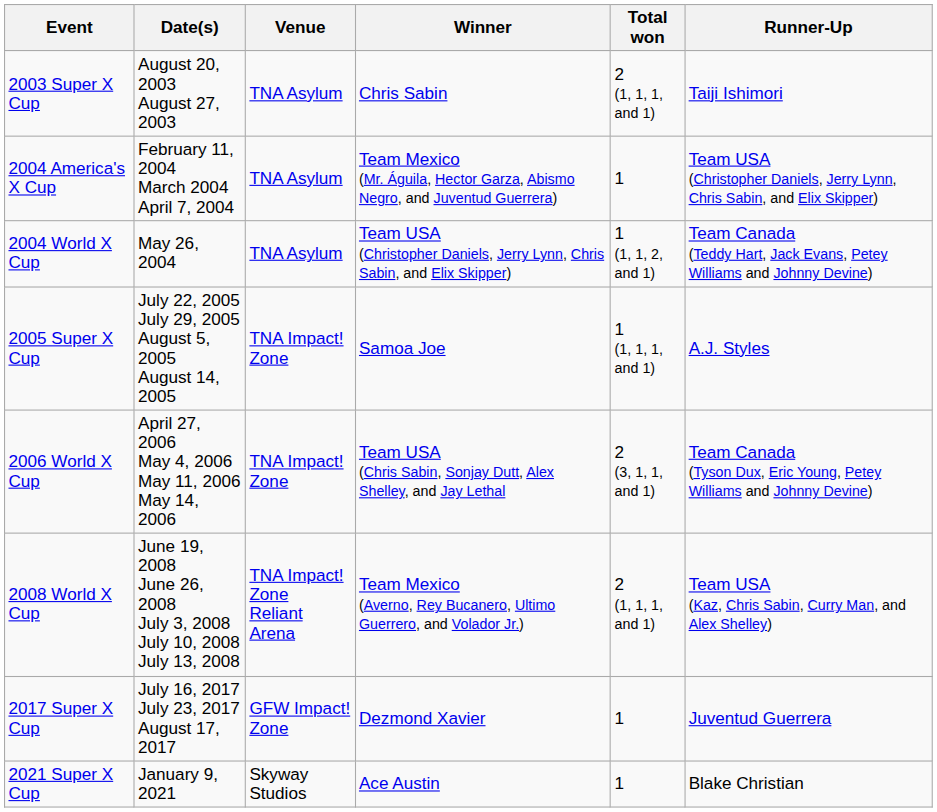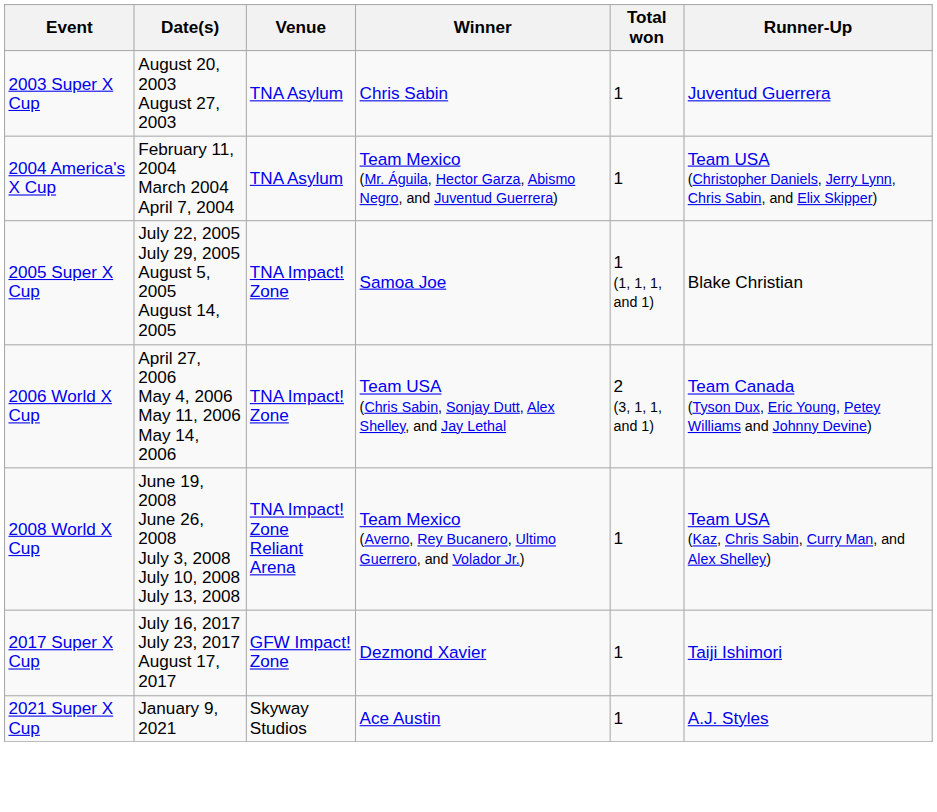(639, 93) 2 (1, 1, 1, and 1) -> (618, 93) 1
(736, 93) Taiji Ishimori -> (759, 93) Juventud Guerrera
- row: (60, 253)
(729, 348) A.J. Styles -> (745, 282) Blake Christian
(639, 604) 2 (1, 1, 1, and 1) -> (618, 539) 1
(760, 718) Juventud Guerrera -> (735, 652) Taiji Ishimori
(746, 784) Blake Christian -> (728, 718) A.J. Styles
